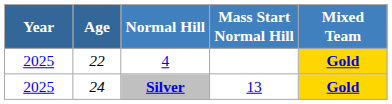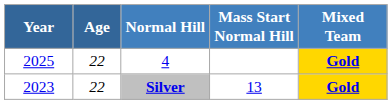(39, 86) 2025 -> (39, 86) 2023
(97, 86) 24 -> (97, 86) 22
